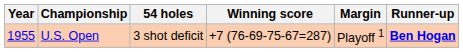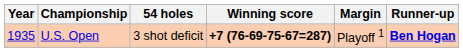(21, 35) 1955 -> (21, 35) 1935
(270, 35) normal -> (270, 35) bold
